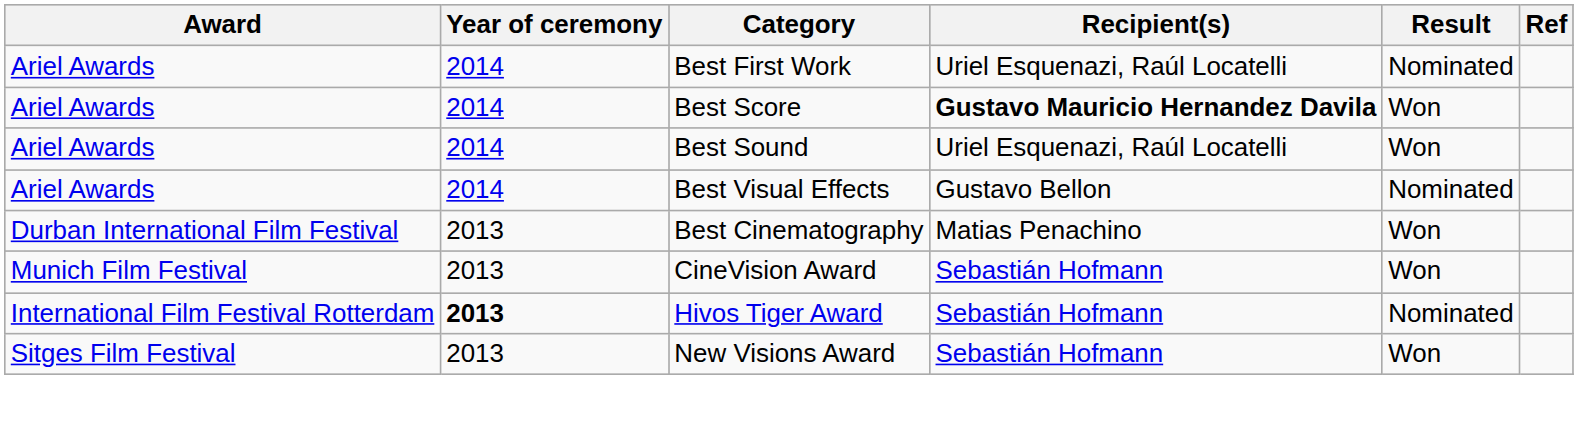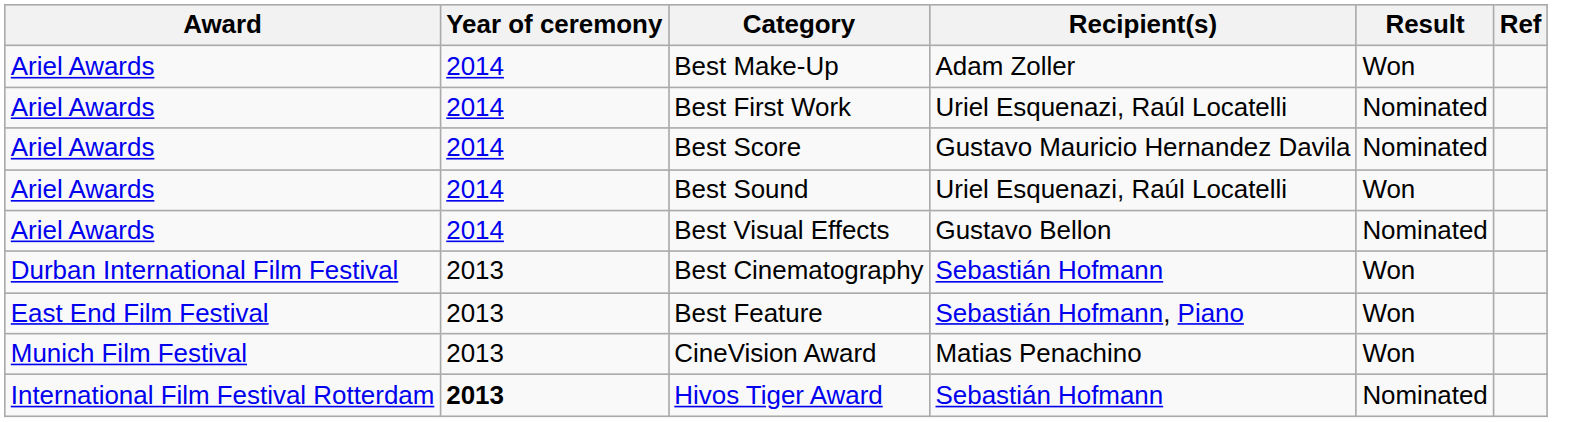+ row: (756, 66)
(1156, 107) bold -> (1143, 148) normal
(1415, 107) Won -> (1425, 148) Nominated
(1039, 230) Matias Penachino -> (1049, 271) Sebastián Hofmann
+ row: (749, 312)
(1049, 271) Sebastián Hofmann -> (1039, 353) Matias Penachino
- row: (785, 353)
